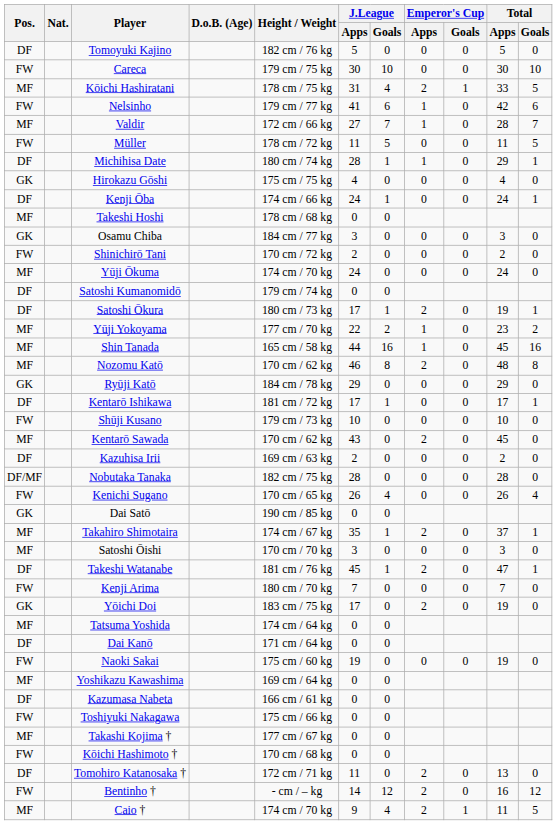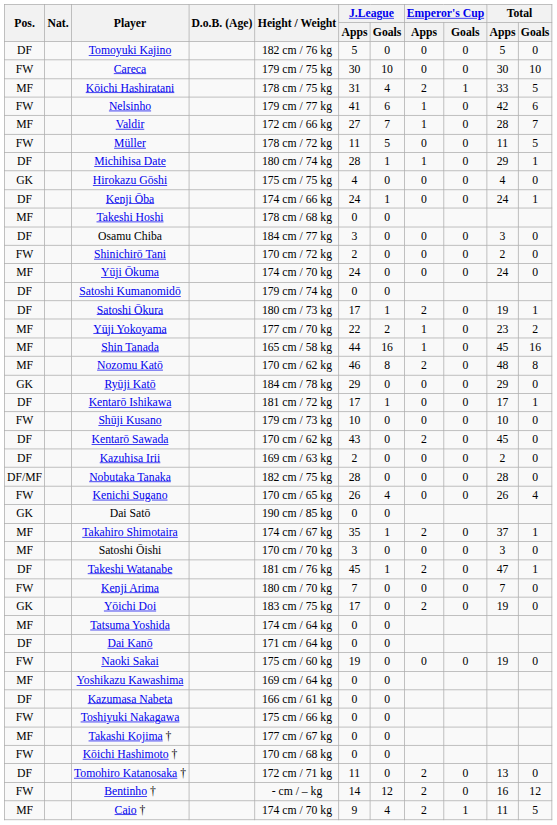(25, 236) GK -> (25, 236) DF
(25, 439) MF -> (25, 439) DF
